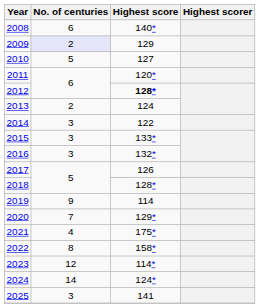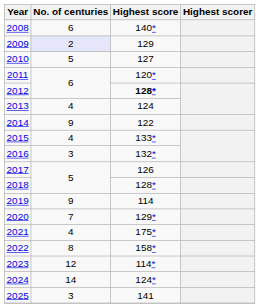(71, 106) 2 -> (71, 106) 4
(71, 122) 3 -> (71, 122) 9
(71, 138) 3 -> (71, 138) 4
